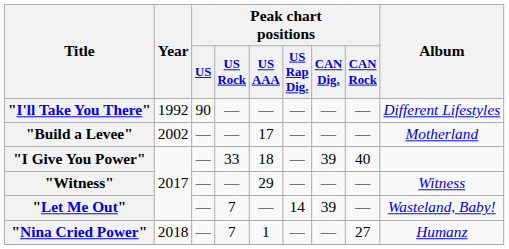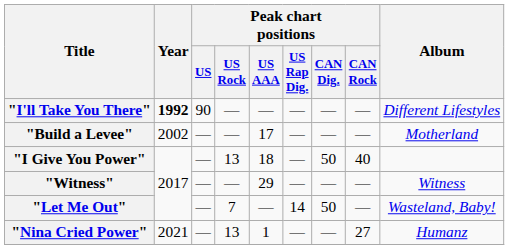(173, 110) normal -> (173, 110) bold
(232, 159) 33 -> (232, 159) 13
(328, 159) 39 -> (328, 159) 50
(328, 207) 39 -> (328, 207) 50
(173, 232) 2018 -> (173, 232) 2021
(232, 232) 7 -> (232, 232) 13
